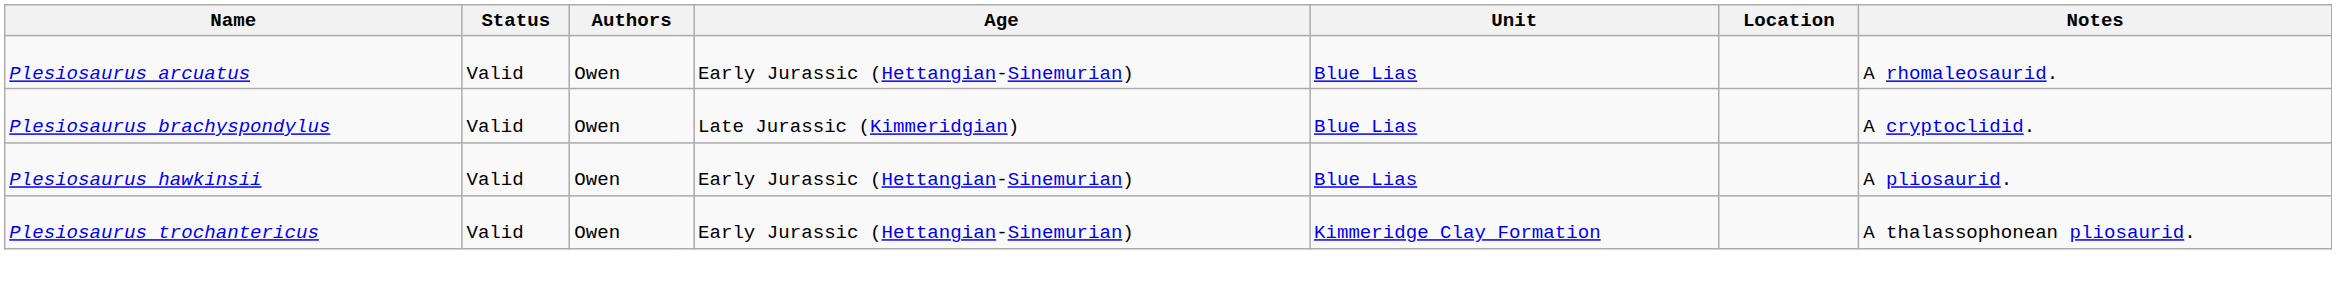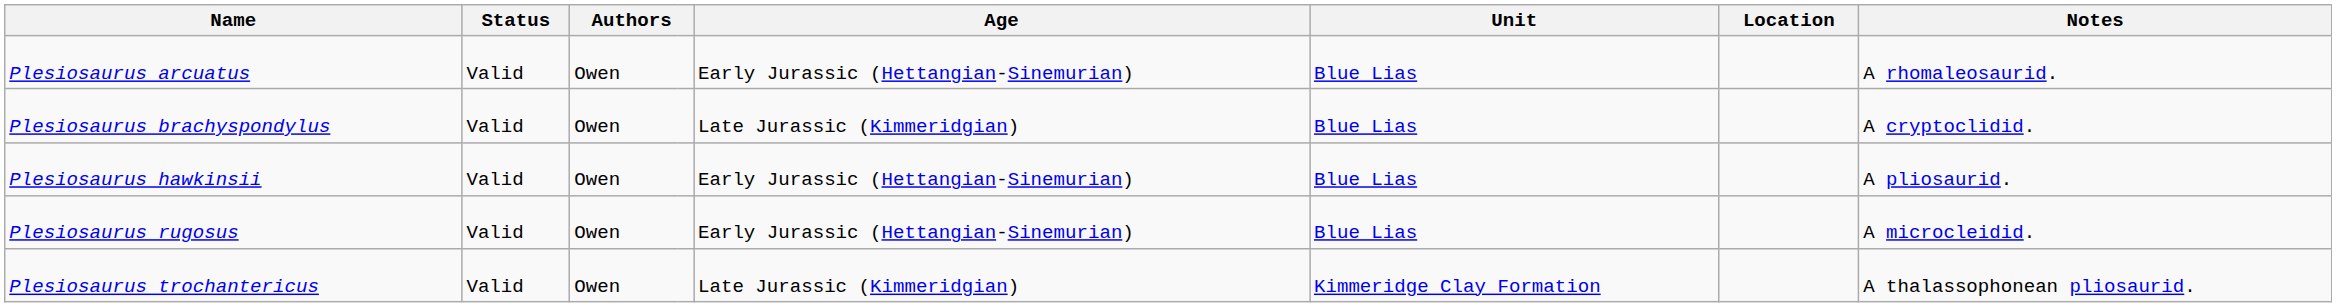+ row: (124, 233)
(916, 233) Early Jurassic (Hettangian-Sinemurian) -> (859, 286) Late Jurassic (Kimmeridgian)
